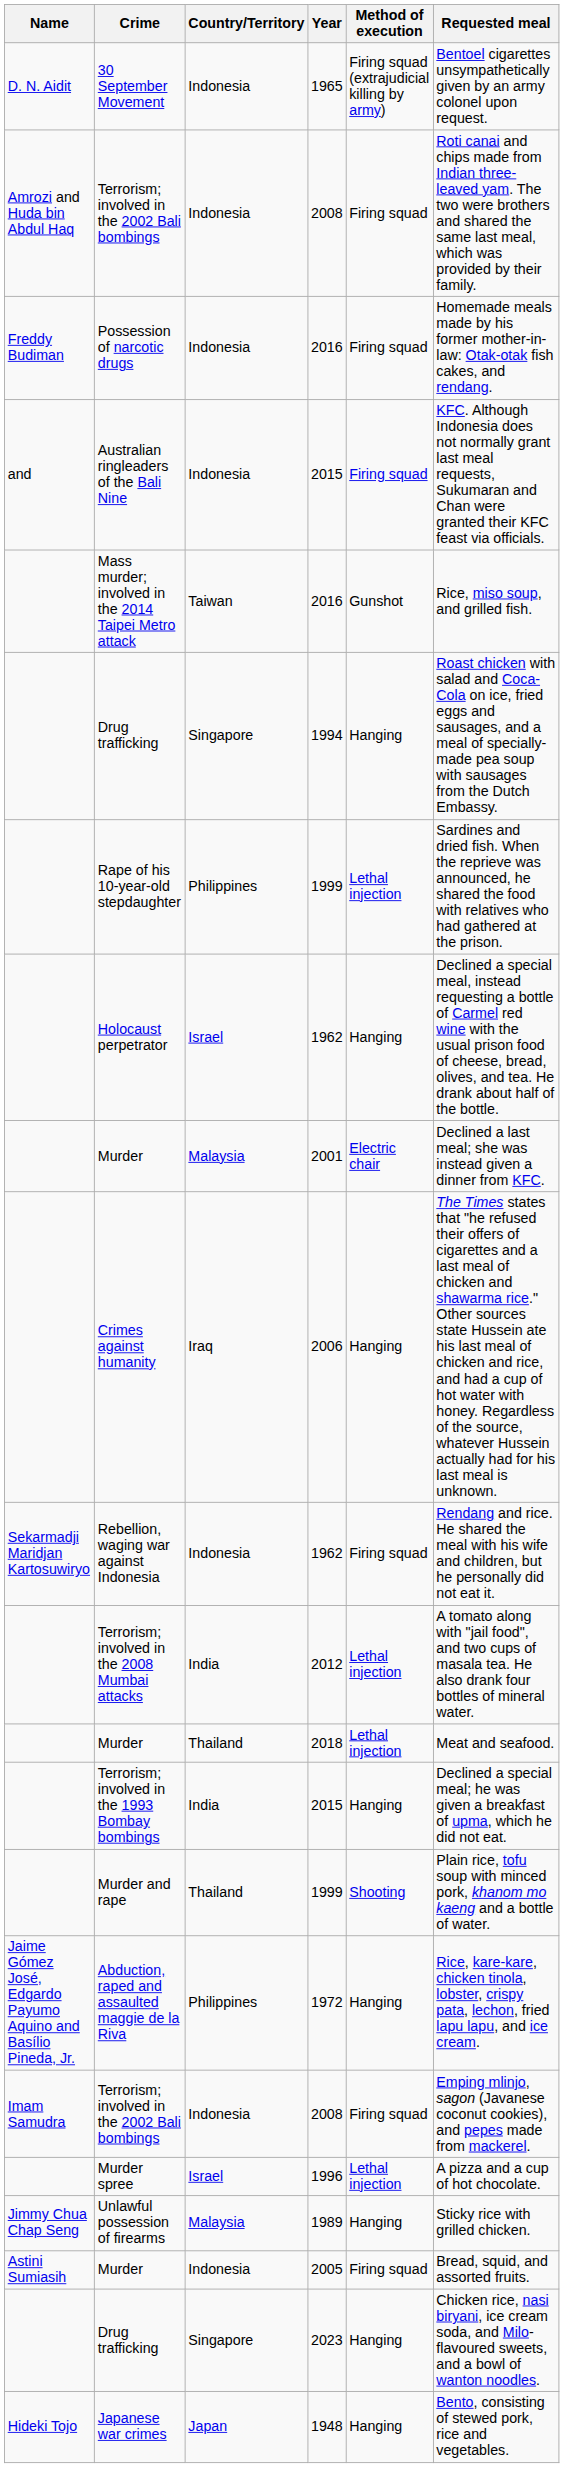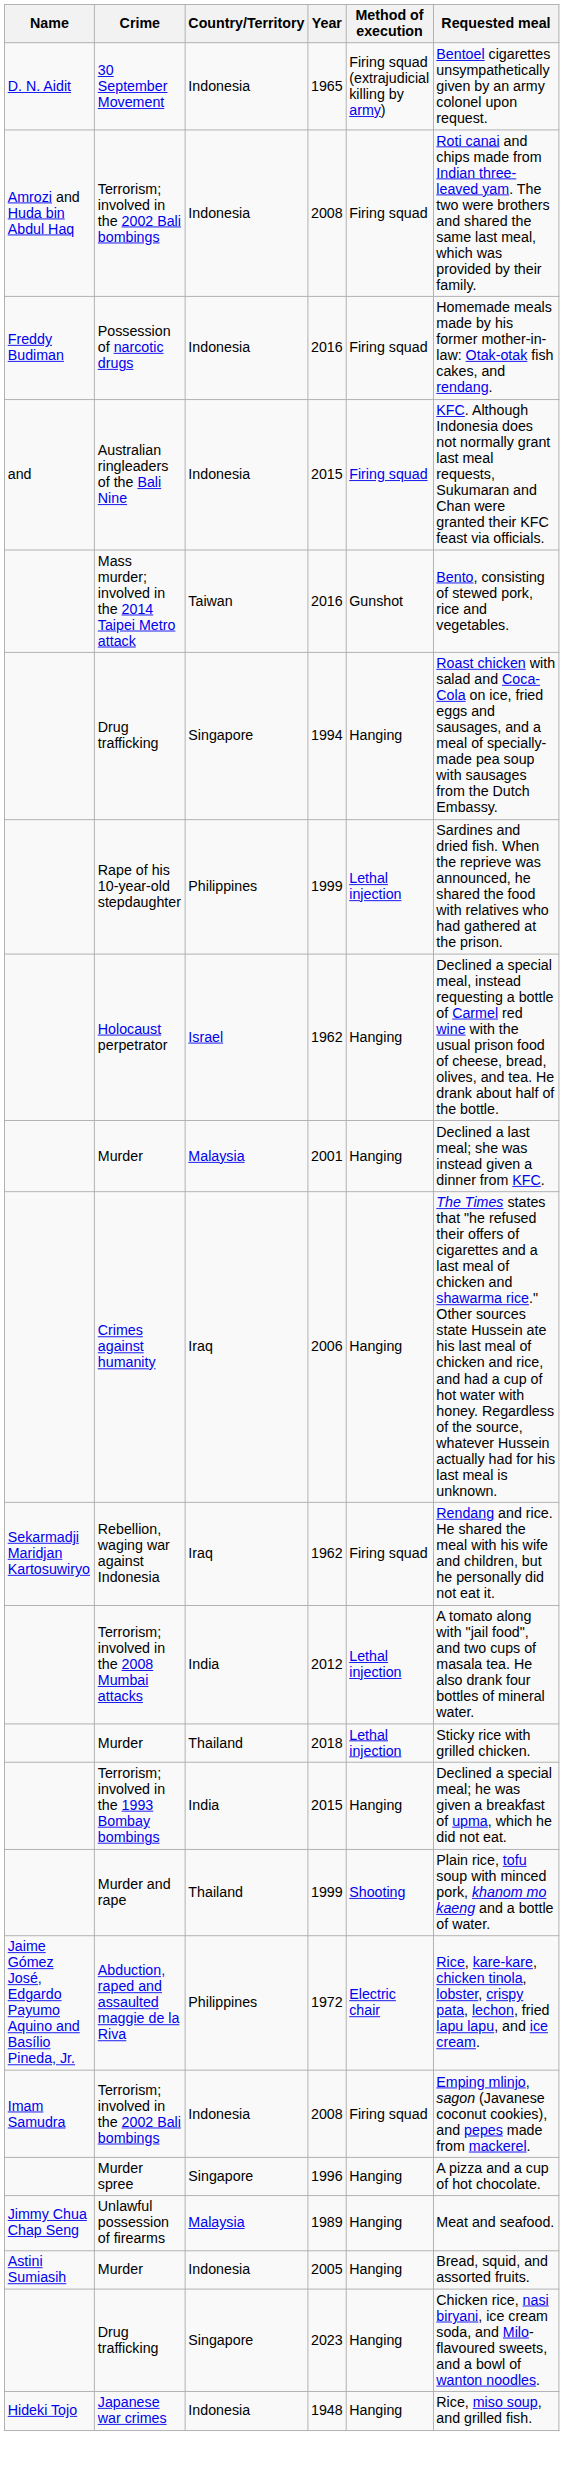(489, 601) Rice, miso soup, and grilled fish. -> (491, 601) Bento, consisting of stewed pork, rice and vegetables.
(373, 1156) Electric chair -> (376, 1156) Hanging
(219, 1553) Indonesia -> (201, 1553) Iraq
(495, 1743) Meat and seafood. -> (483, 1743) Sticky rice with grilled chicken.
(376, 2003) Hanging -> (373, 2003) Electric chair
(206, 2176) Israel -> (221, 2176) Singapore
(375, 2176) Lethal injection -> (376, 2176) Hanging
(483, 2223) Sticky rice with grilled chicken. -> (495, 2223) Meat and seafood.
(388, 2269) Firing squad -> (376, 2269) Hanging
(208, 2427) Japan -> (219, 2411) Indonesia
(491, 2427) Bento, consisting of stewed pork, rice and vegetables. -> (489, 2411) Rice, miso soup, and grilled fish.
